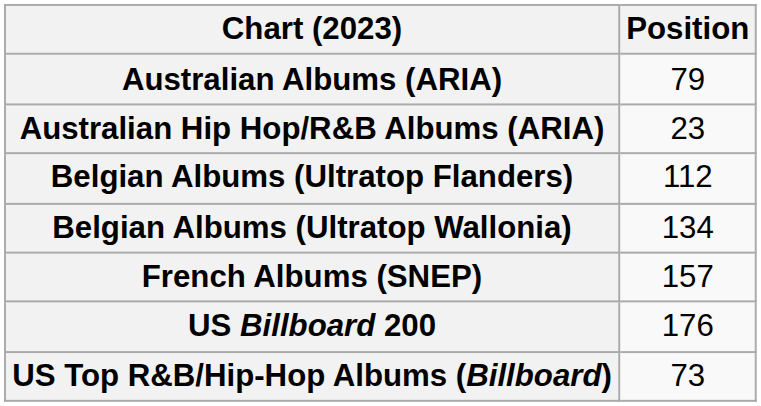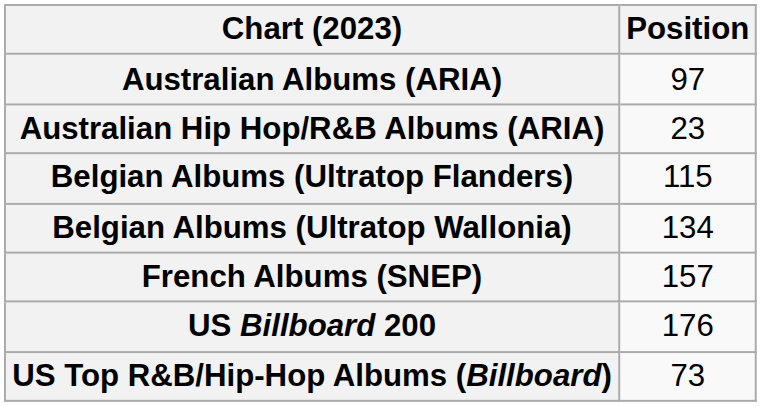(688, 78) 79 -> (688, 78) 97
(688, 177) 112 -> (688, 177) 115
